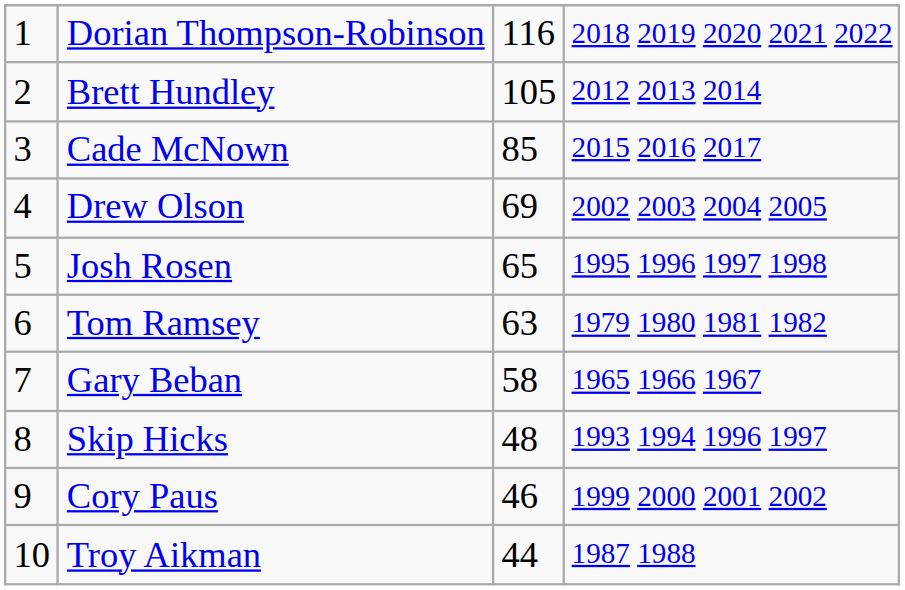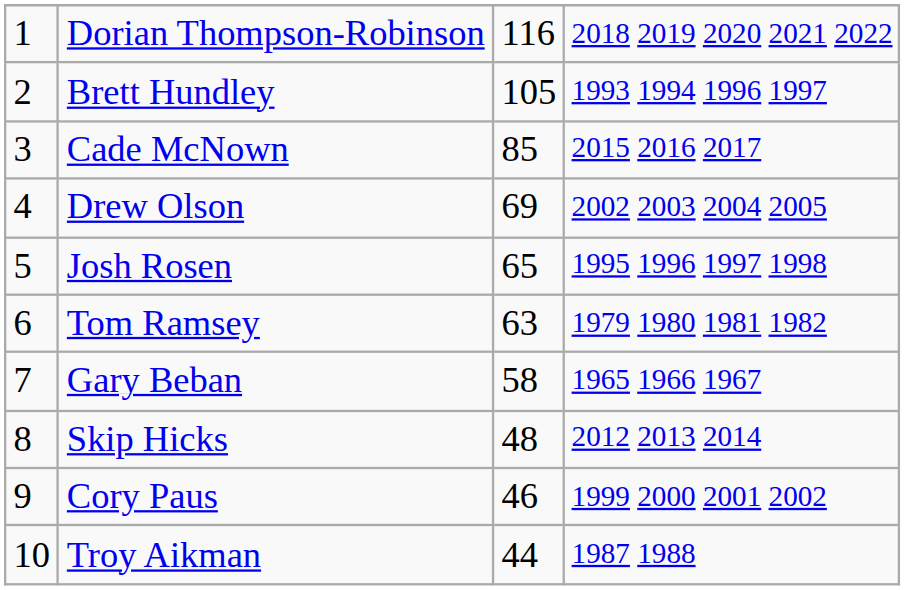(666, 91) 2012 2013 2014 -> (699, 91) 1993 1994 1996 1997
(699, 438) 1993 1994 1996 1997 -> (666, 438) 2012 2013 2014
